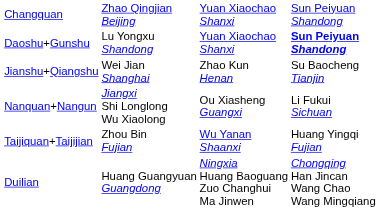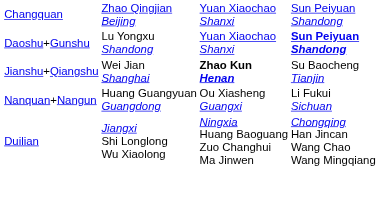(224, 71) normal -> (226, 71) bold
(135, 106) Jiangxi Shi Longlong Wu Xiaolong -> (149, 100) Huang Guangyuan Guangdong
- row: (48, 141)
(149, 182) Huang Guangyuan Guangdong -> (135, 141) Jiangxi Shi Longlong Wu Xiaolong
